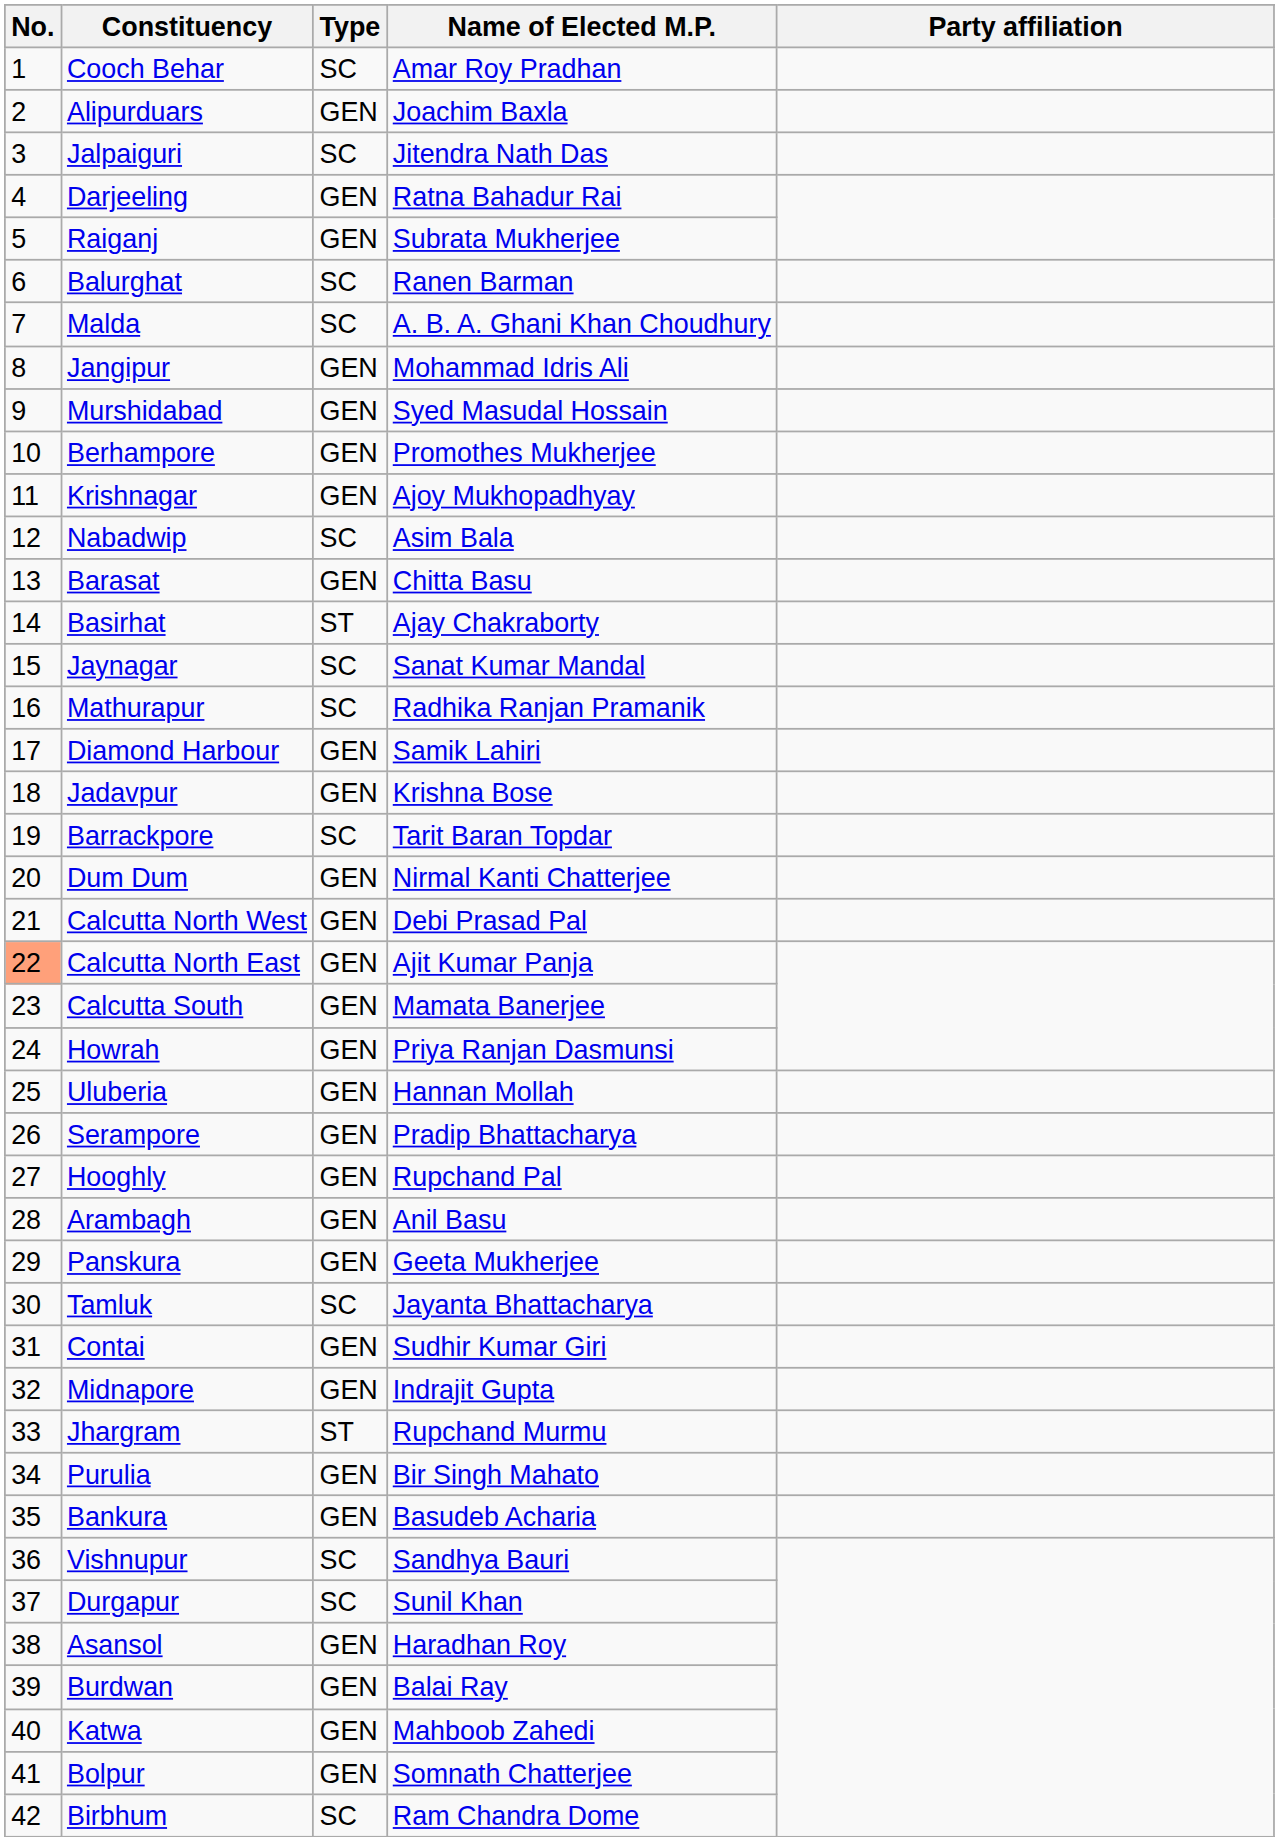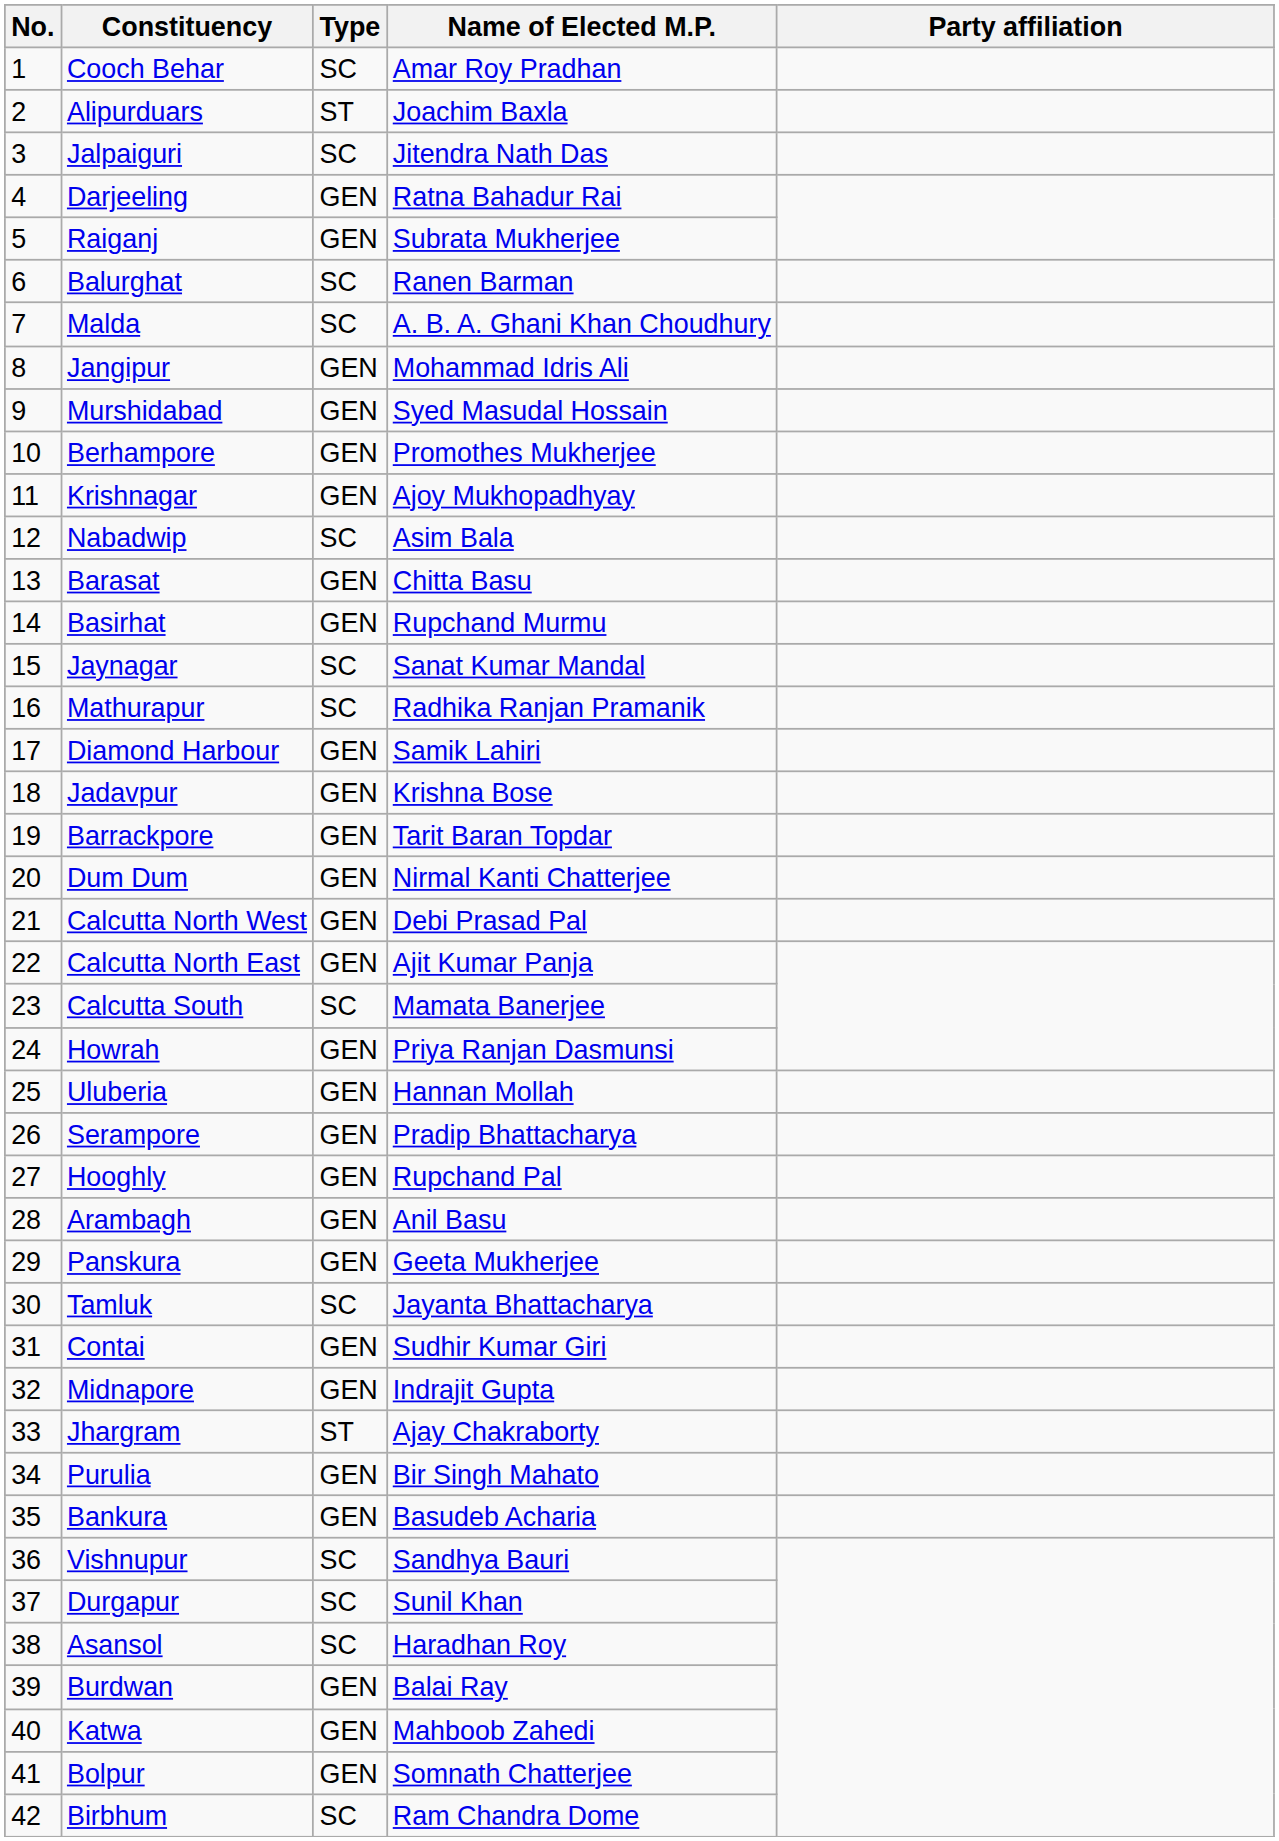(349, 112) GEN -> (337, 112) ST
(337, 623) ST -> (349, 623) GEN
(496, 623) Ajay Chakraborty -> (500, 623) Rupchand Murmu
(338, 836) SC -> (349, 836) GEN
(26, 963) lightsalmon background -> (26, 963) no background
(349, 1006) GEN -> (338, 1006) SC
(500, 1432) Rupchand Murmu -> (496, 1432) Ajay Chakraborty
(349, 1645) GEN -> (338, 1645) SC
